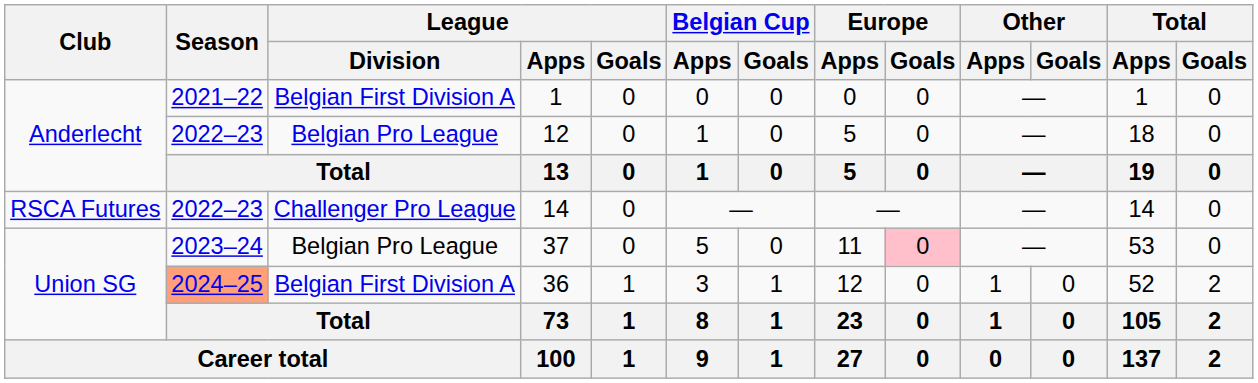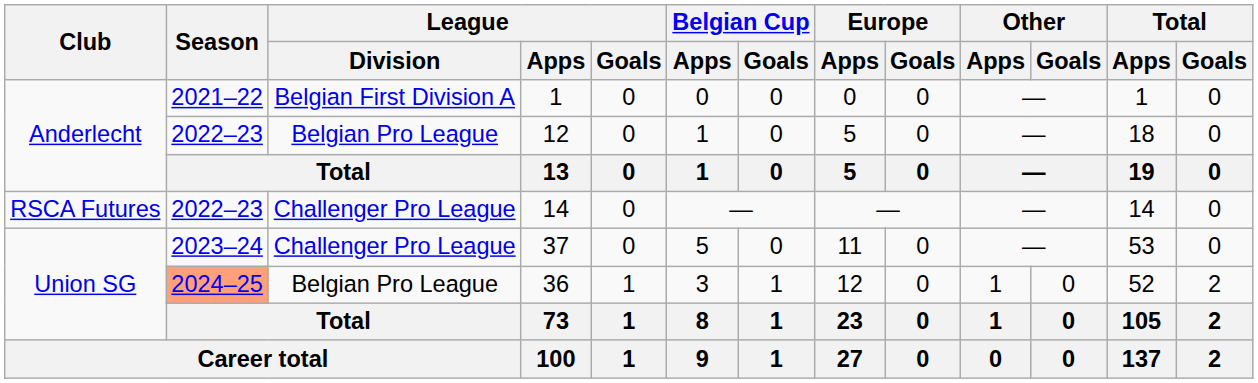(395, 246) Belgian Pro League -> (395, 246) Challenger Pro League
(923, 246) pink background -> (923, 246) no background
(395, 284) Belgian First Division A -> (395, 284) Belgian Pro League
